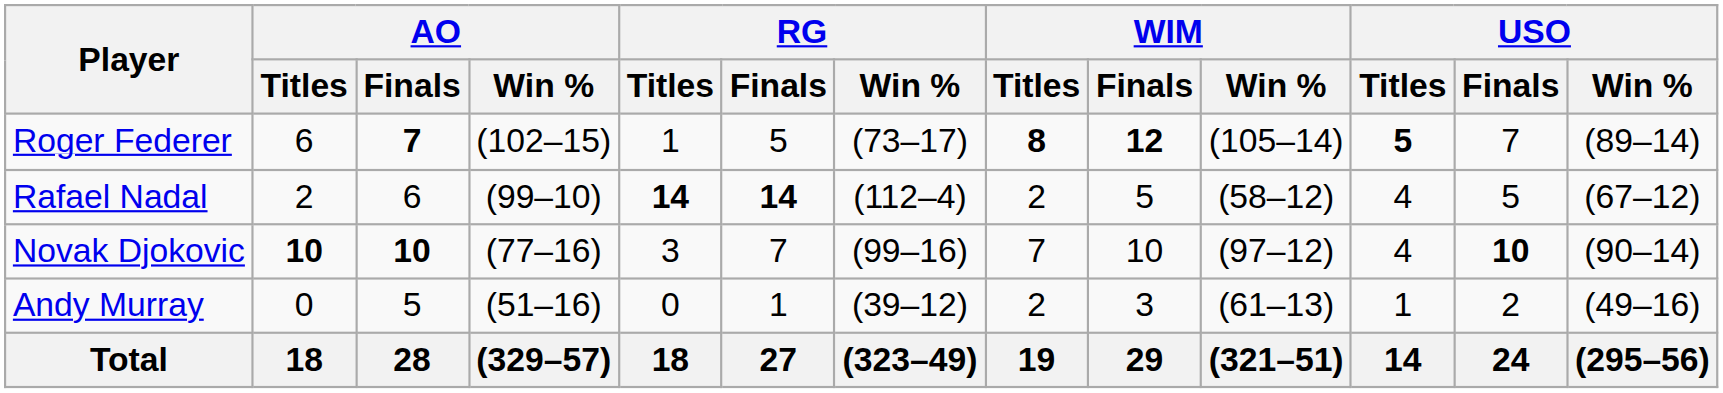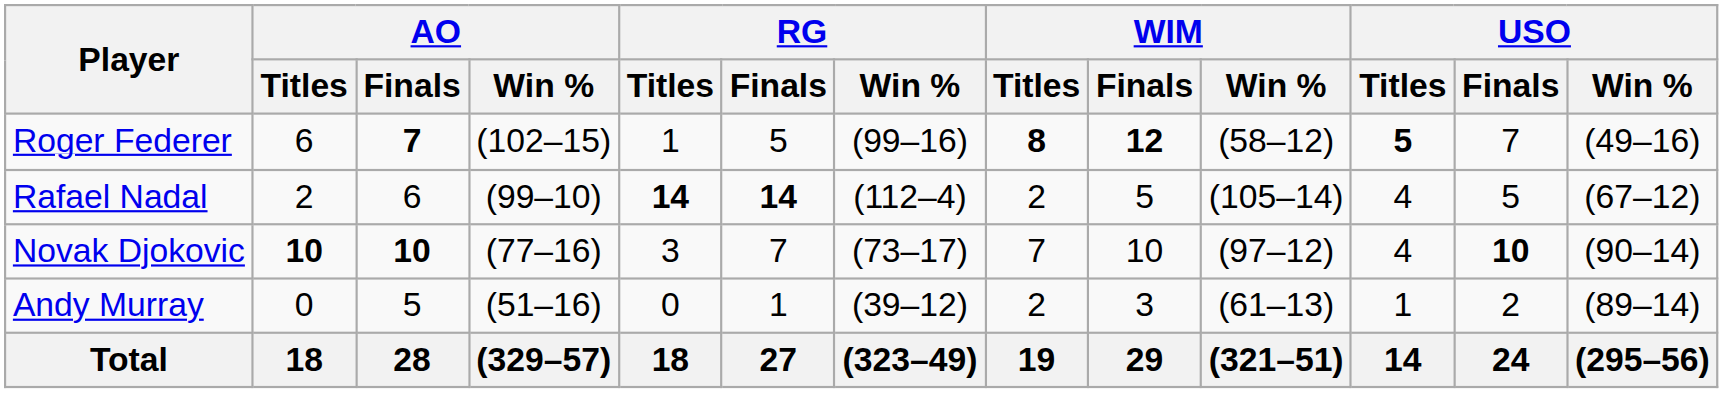(910, 140) (73–17) -> (910, 140) (99–16)
(1276, 140) (105–14) -> (1276, 140) (58–12)
(1642, 140) (89–14) -> (1642, 140) (49–16)
(1276, 195) (58–12) -> (1276, 195) (105–14)
(910, 249) (99–16) -> (910, 249) (73–17)
(1642, 304) (49–16) -> (1642, 304) (89–14)
